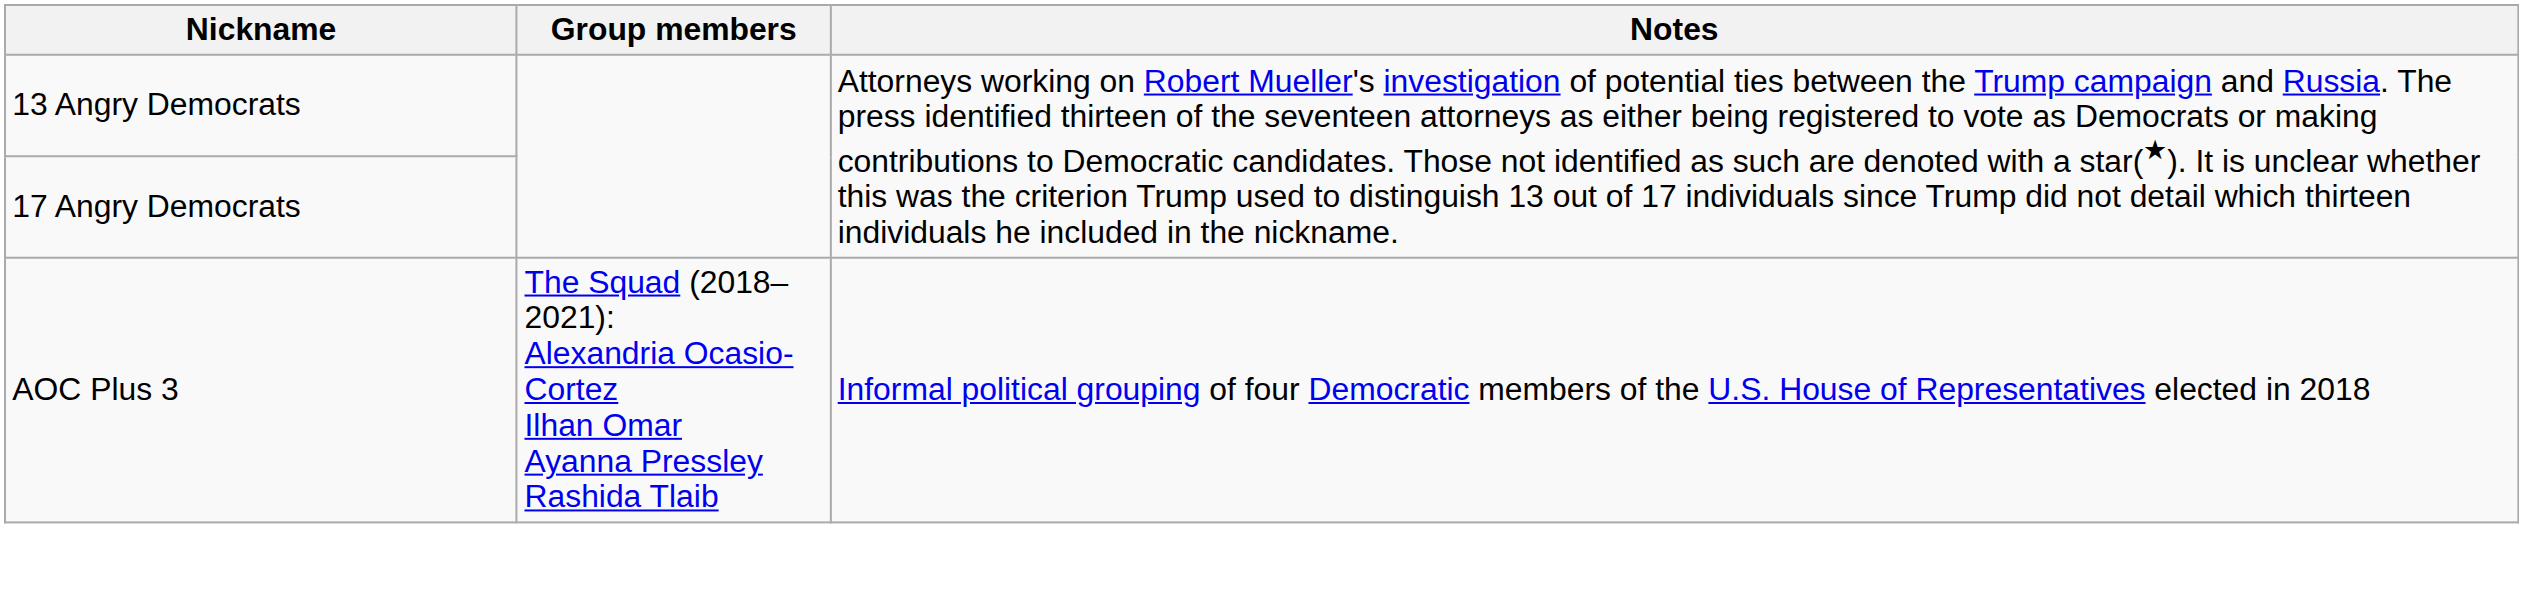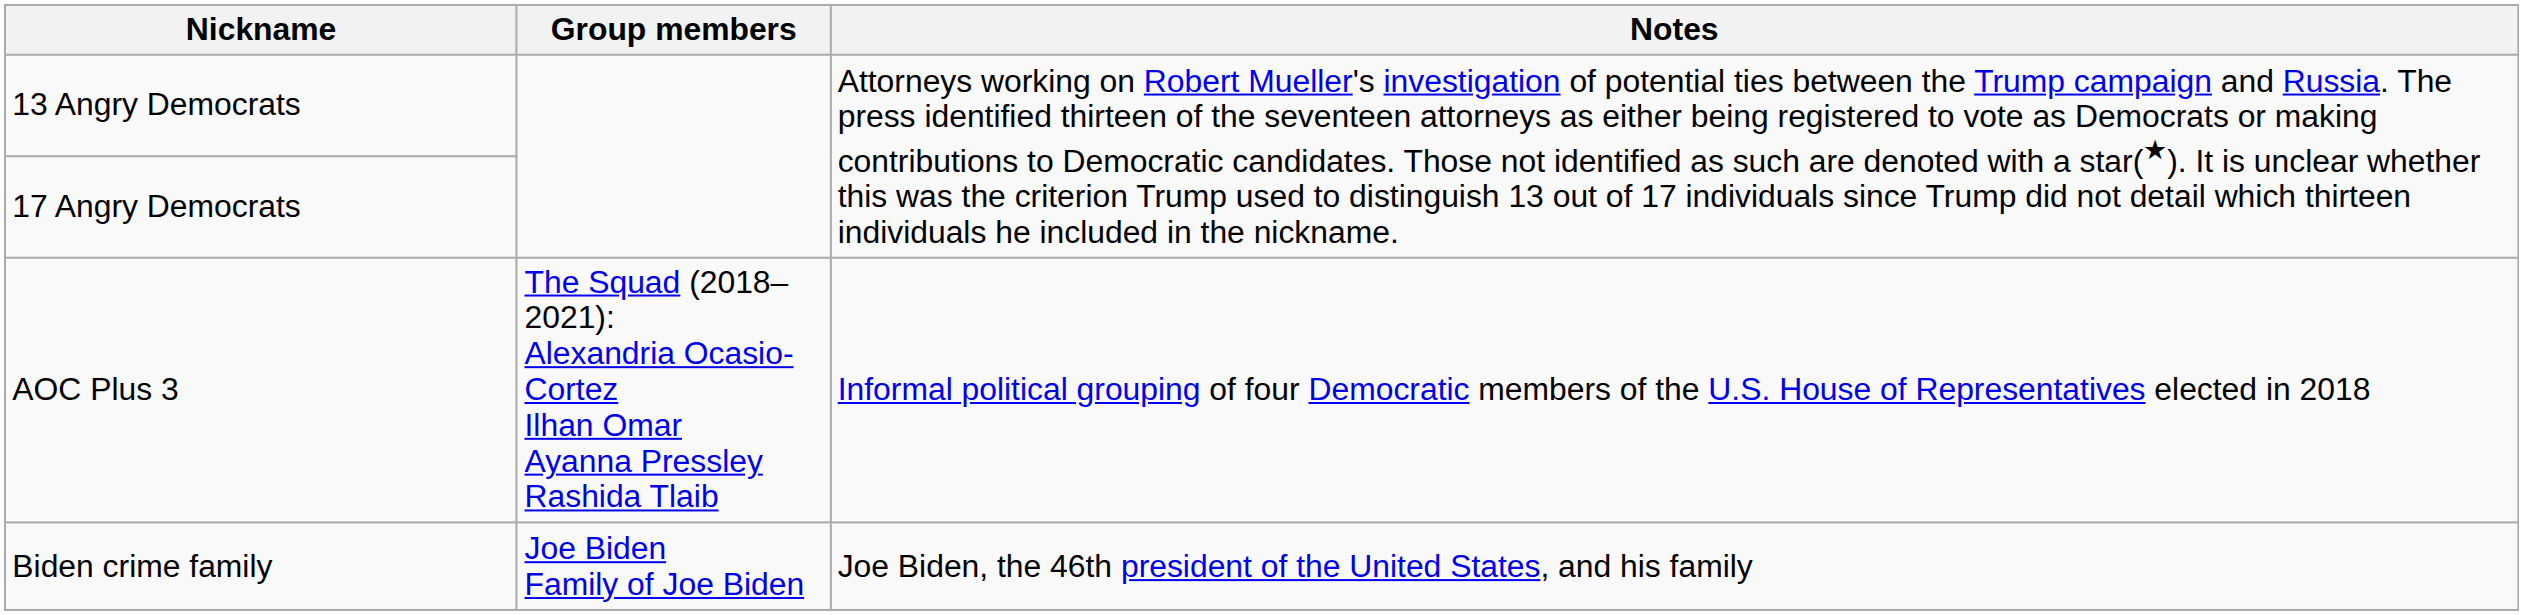+ row: (142, 565)
